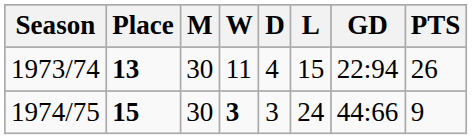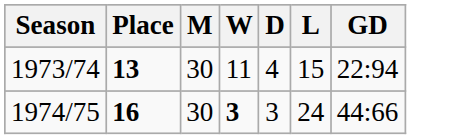- column: (436, 25)
(126, 111) 15 -> (126, 111) 16
